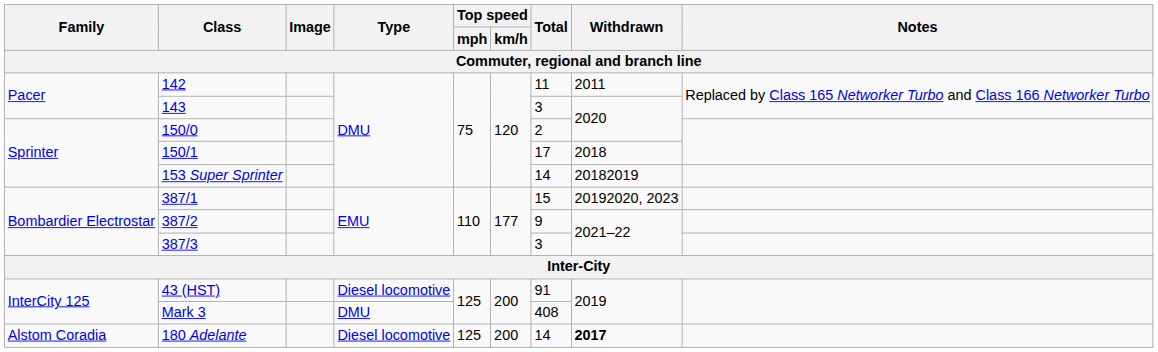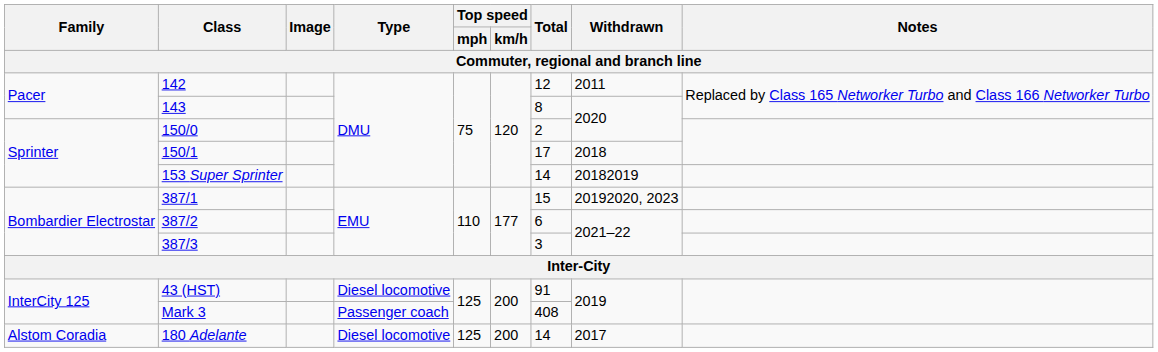(542, 84) 11 -> (543, 84) 12
(539, 107) 3 -> (539, 107) 8
(539, 221) 9 -> (539, 221) 6
(354, 312) DMU -> (393, 312) Passenger coach
(591, 335) bold -> (591, 335) normal
